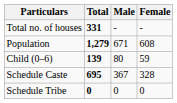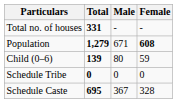(147, 43) normal -> (147, 43) bold
rows swapped: (37, 75) <-> (36, 91)
